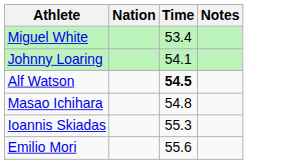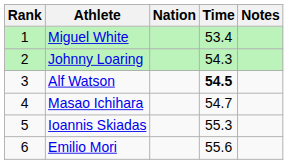+ column: (25, 15)
(178, 59) 54.1 -> (219, 59) 54.3
(178, 103) 54.8 -> (219, 103) 54.7
